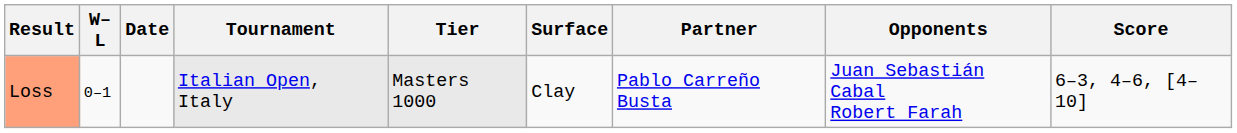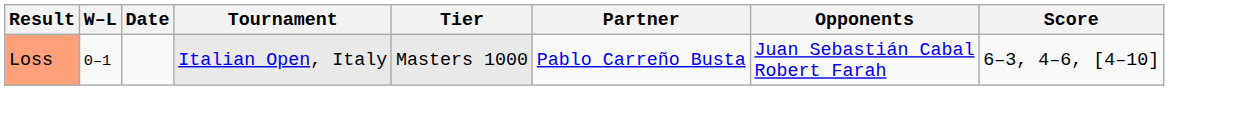- column: (570, 30)
